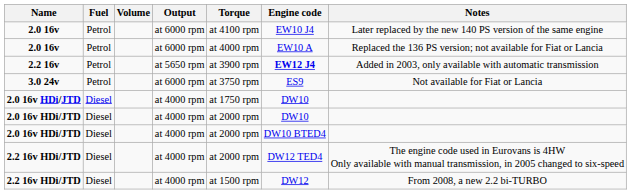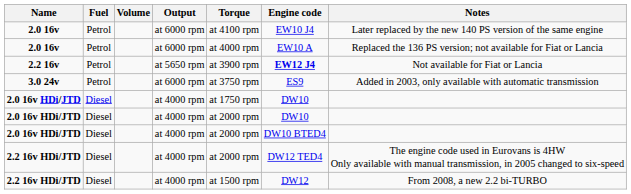(477, 64) Added in 2003, only available with automatic transmission -> (477, 64) Not available for Fiat or Lancia
(477, 82) Not available for Fiat or Lancia -> (477, 82) Added in 2003, only available with automatic transmission
